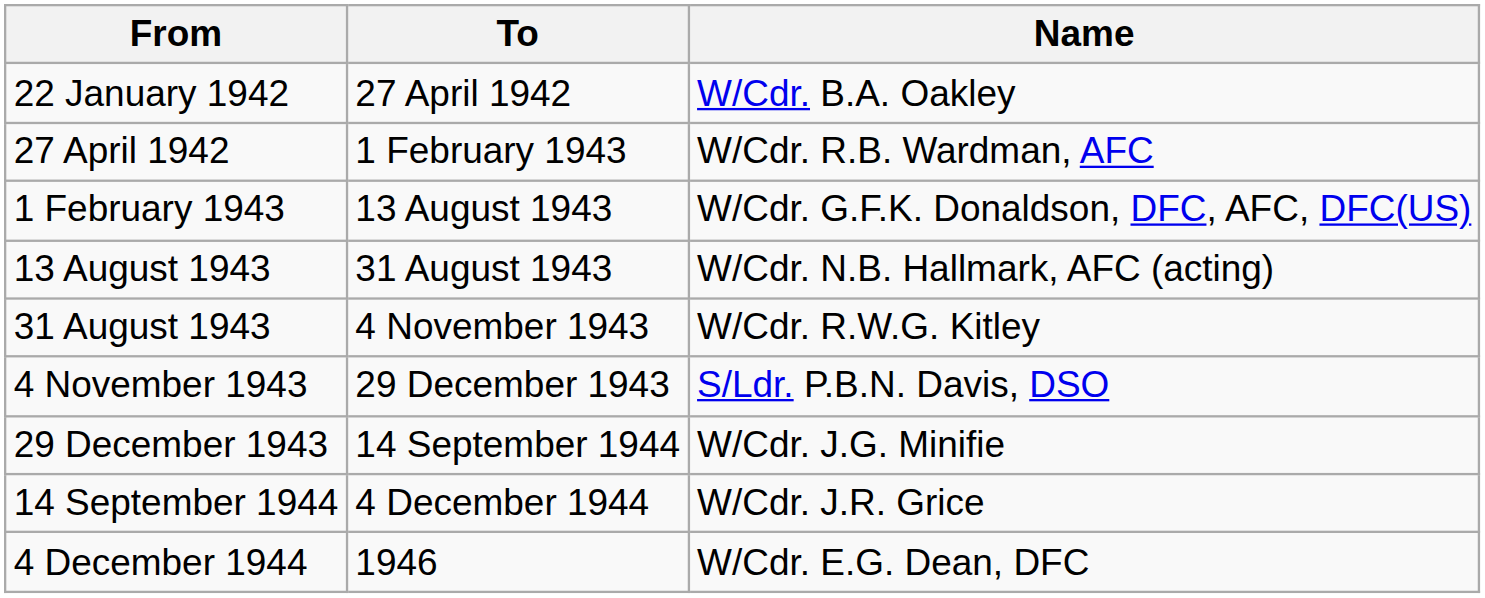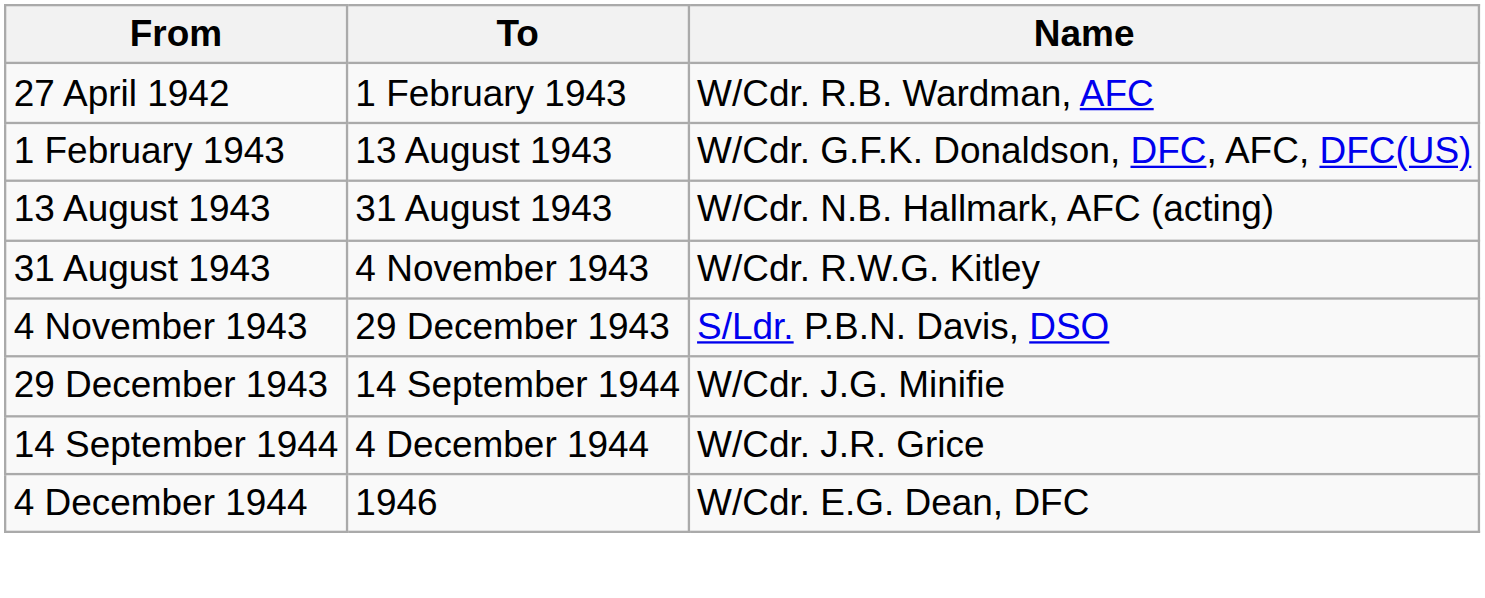- row: (151, 92)
